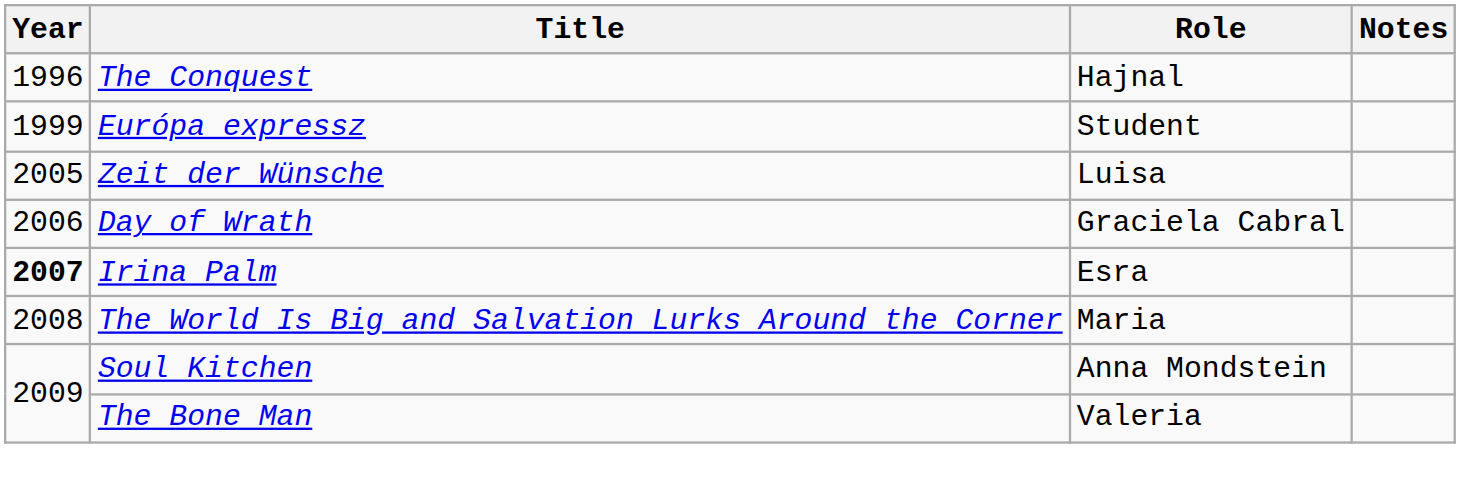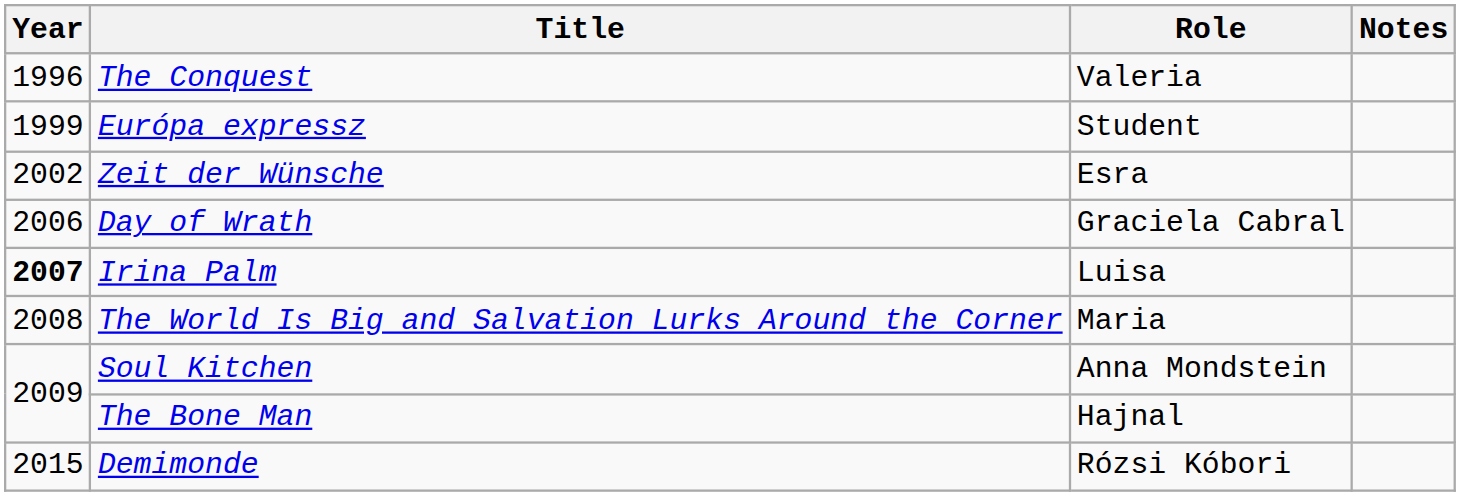(1130, 78) Hajnal -> (1139, 78) Valeria
(48, 175) 2005 -> (48, 175) 2002
(1121, 175) Luisa -> (1113, 175) Esra
(1113, 272) Esra -> (1121, 272) Luisa
(1139, 418) Valeria -> (1130, 418) Hajnal
+ row: (178, 466)
